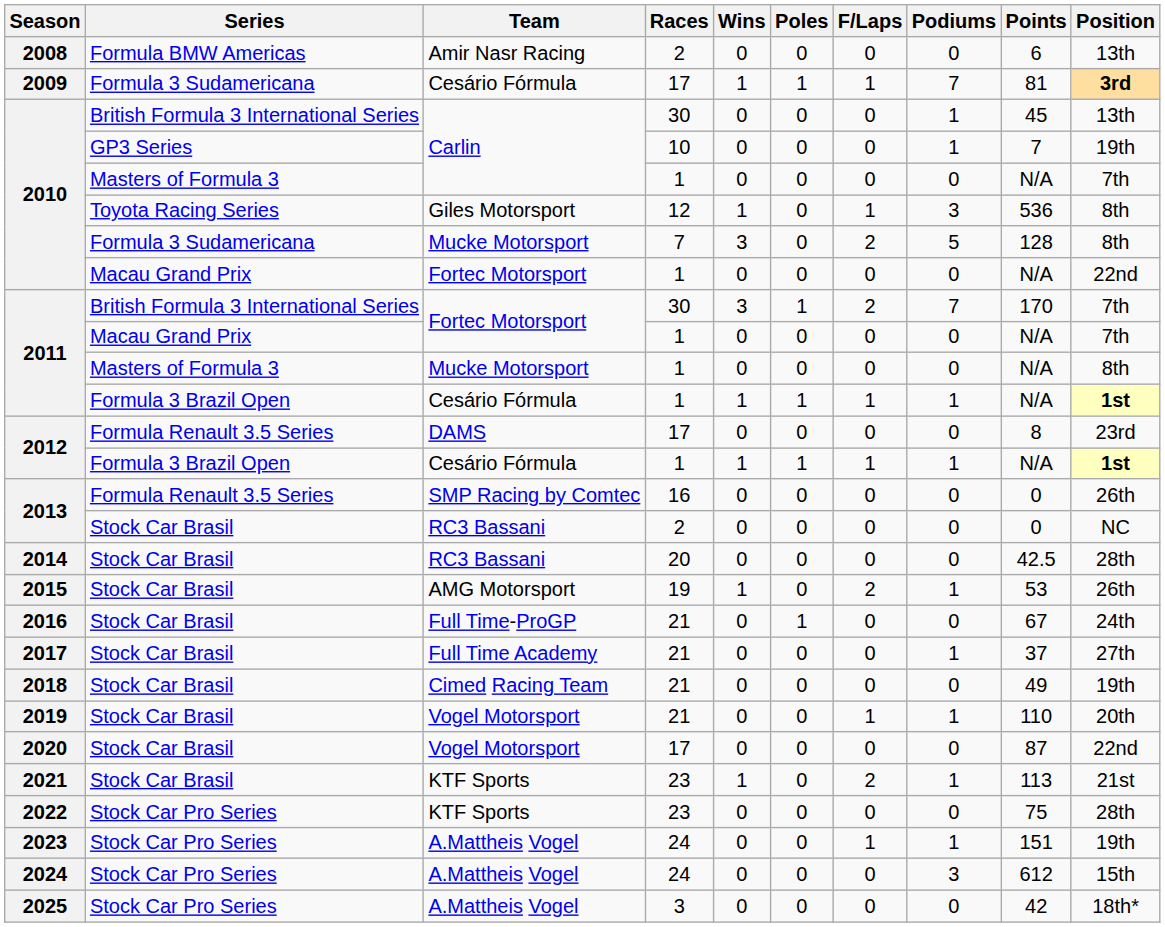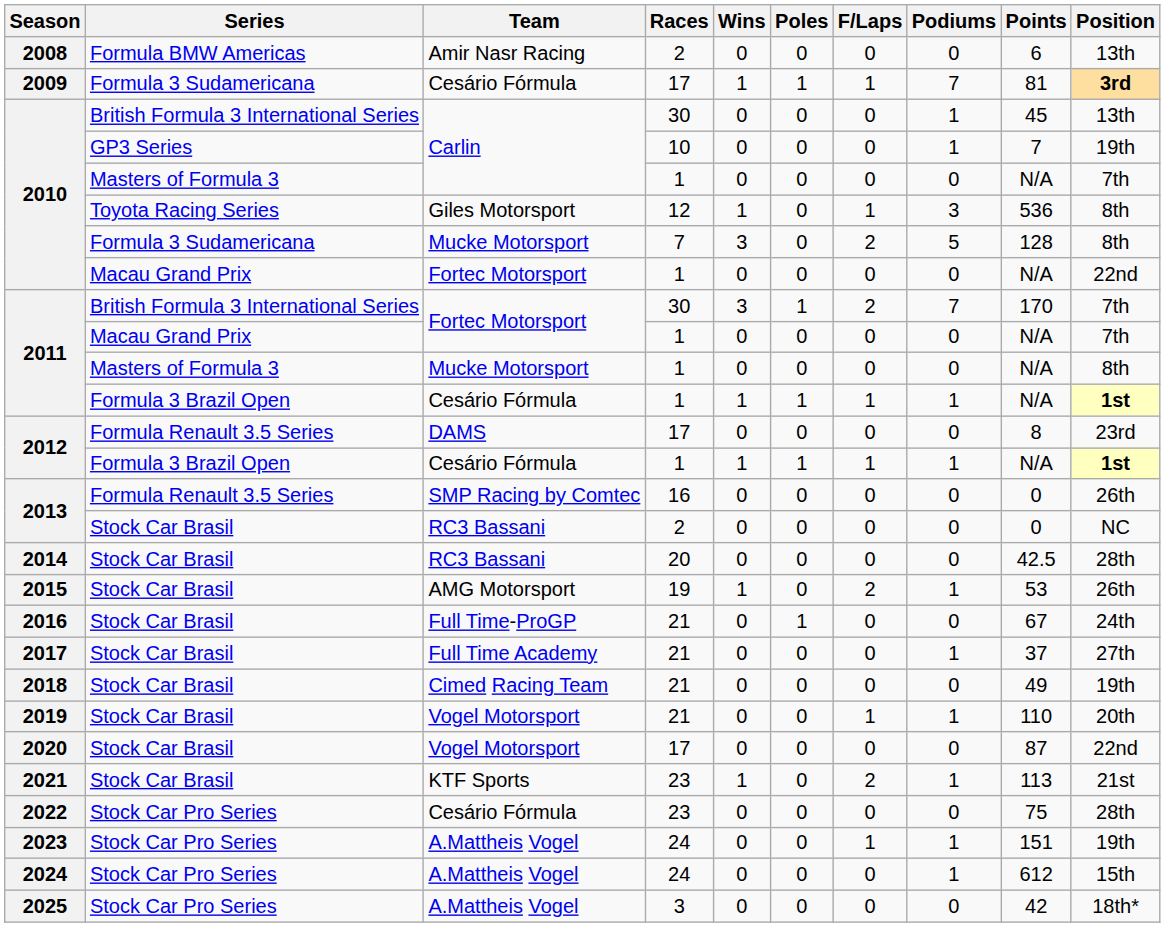(479, 811) KTF Sports -> (502, 811) Cesário Fórmula
(954, 875) 3 -> (954, 875) 1
